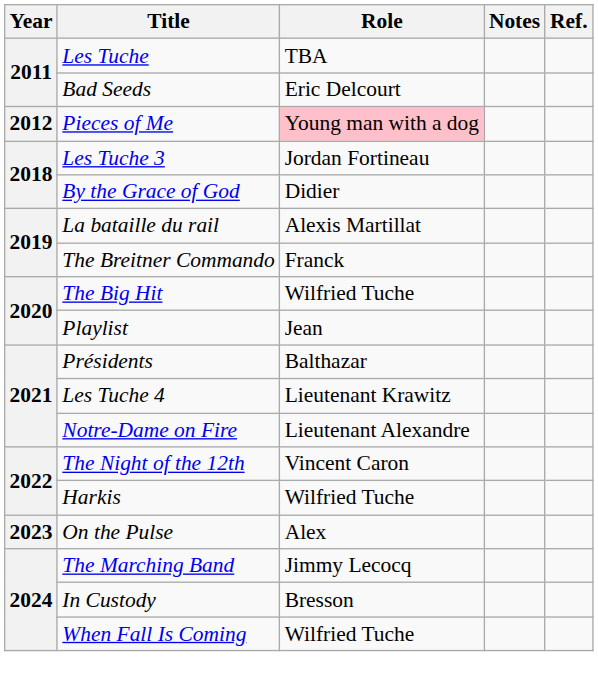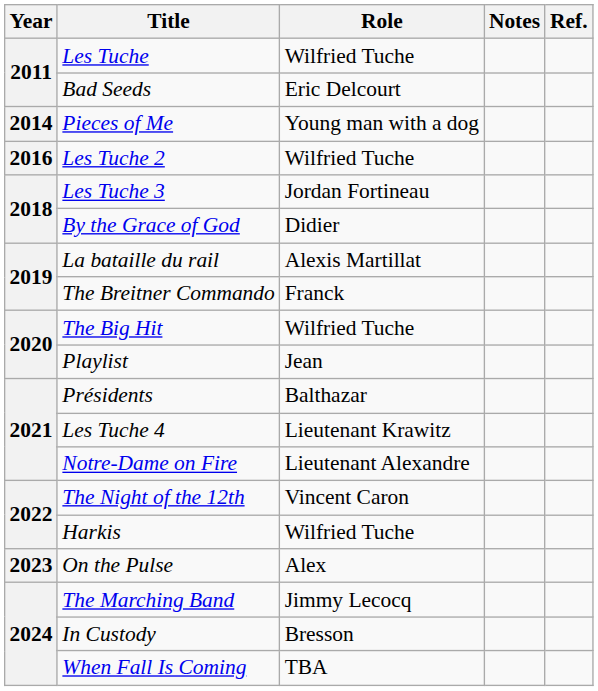(306, 55) TBA -> (349, 55) Wilfried Tuche
(31, 123) 2012 -> (31, 123) 2014
(382, 123) pink background -> (382, 123) no background
+ row: (114, 157)
(349, 633) Wilfried Tuche -> (306, 667) TBA
